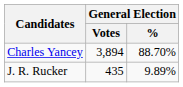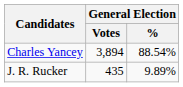(157, 52) 88.70% -> (157, 52) 88.54%
